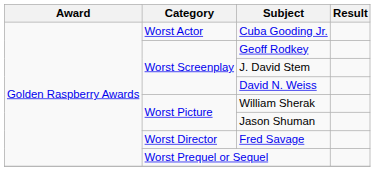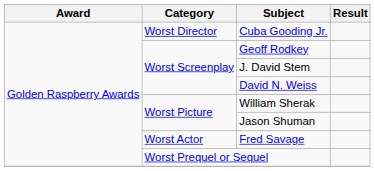(174, 31) Worst Actor -> (181, 31) Worst Director
(181, 139) Worst Director -> (174, 139) Worst Actor
